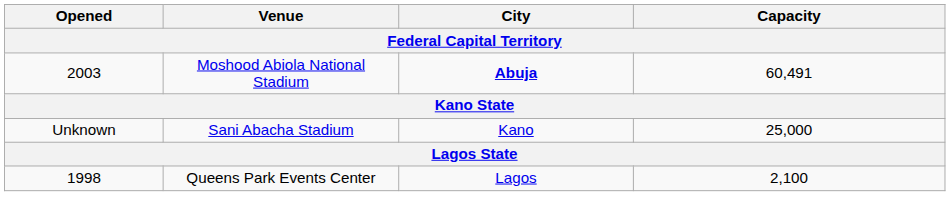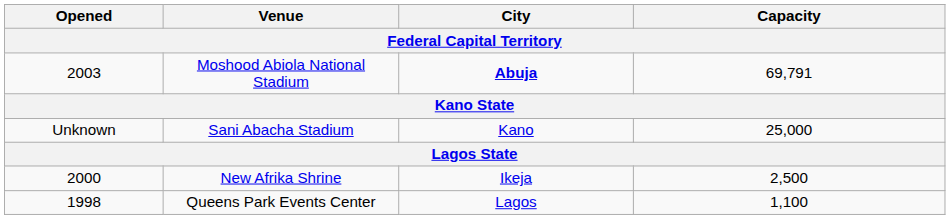(789, 73) 60,491 -> (789, 73) 69,791
+ row: (281, 178)
(789, 178) 2,100 -> (789, 202) 1,100
